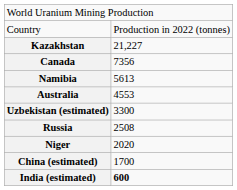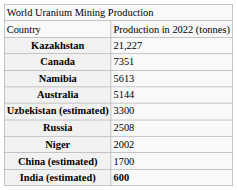(124, 62) 7356 -> (124, 62) 7351
(124, 95) 4553 -> (124, 95) 5144
(124, 144) 2020 -> (124, 144) 2002
